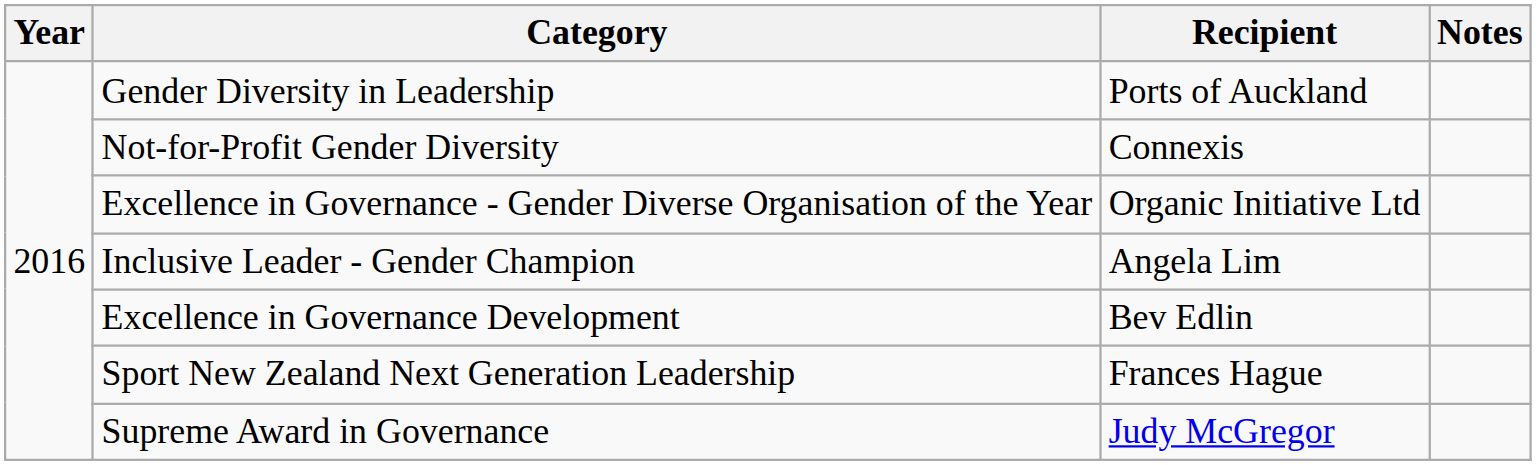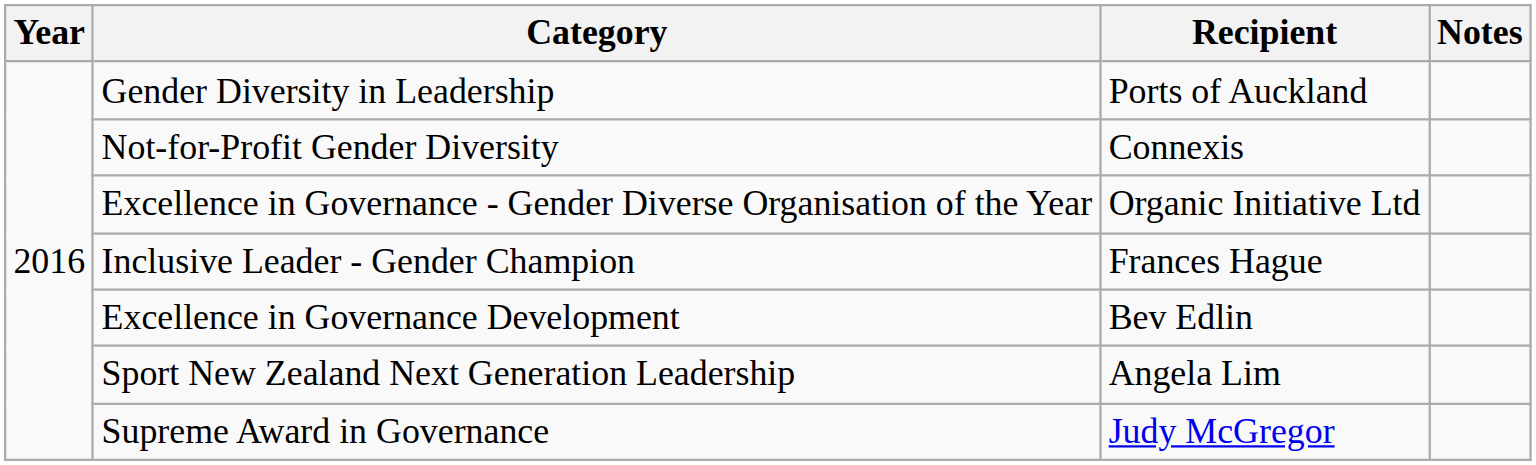(1195, 260) Angela Lim -> (1216, 260) Frances Hague
(1216, 373) Frances Hague -> (1195, 373) Angela Lim
